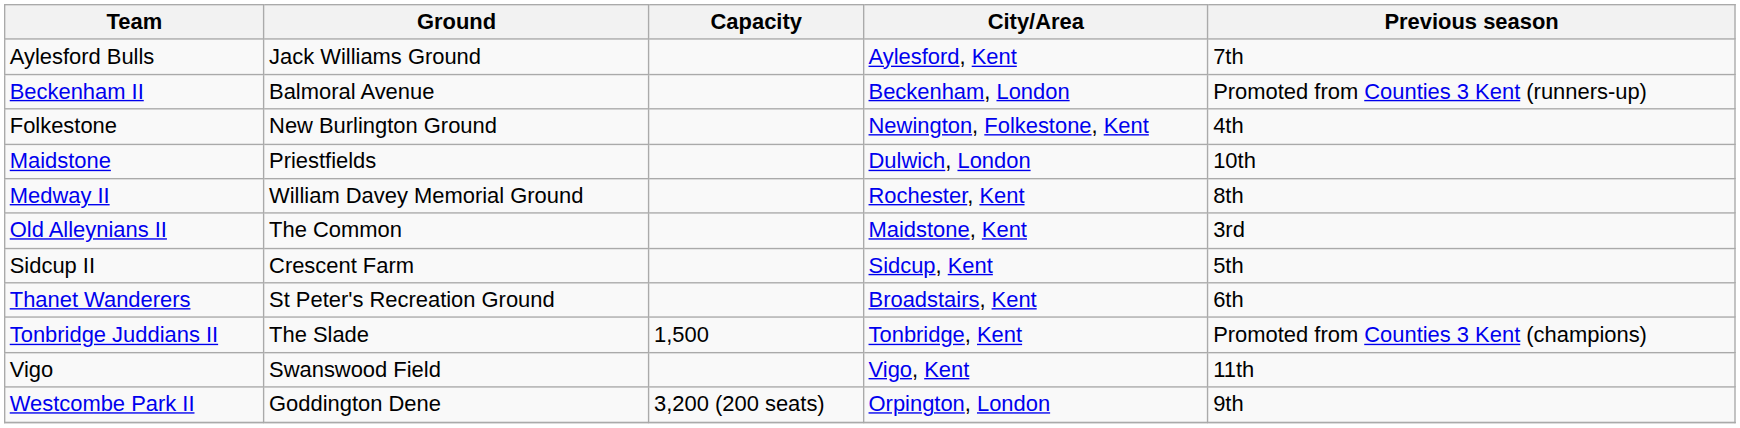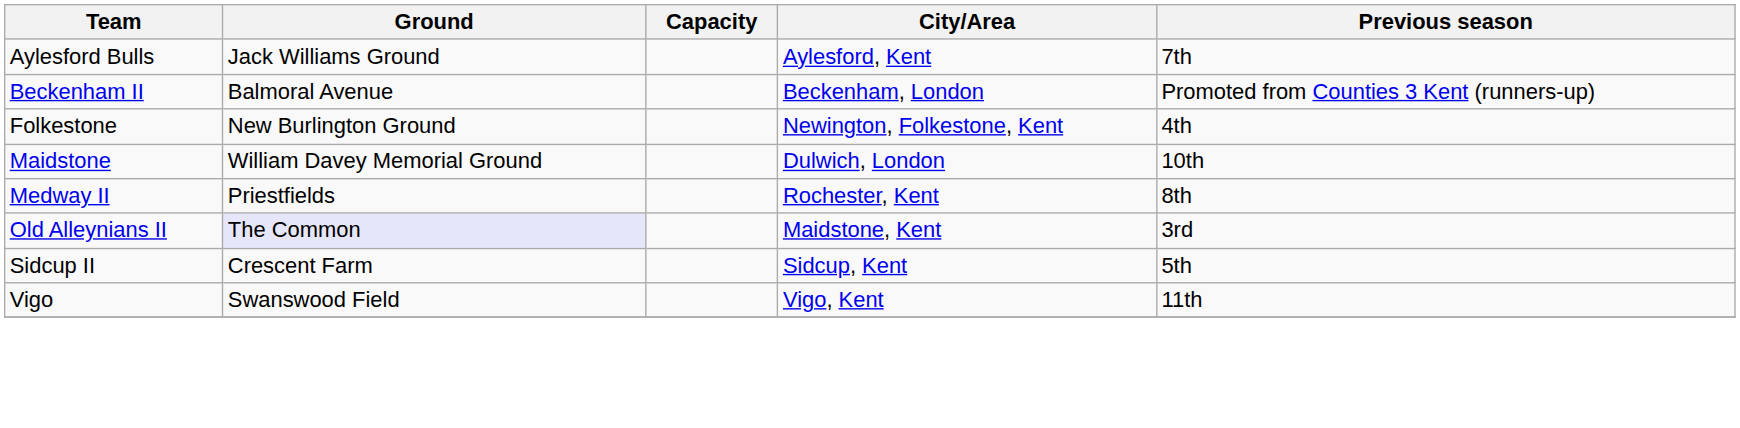(323, 160) Priestfields -> (385, 160) William Davey Memorial Ground
(426, 195) William Davey Memorial Ground -> (281, 195) Priestfields
(335, 230) no background -> (294, 230) lavender background
- row: (100, 299)
- row: (114, 334)
- row: (102, 404)
